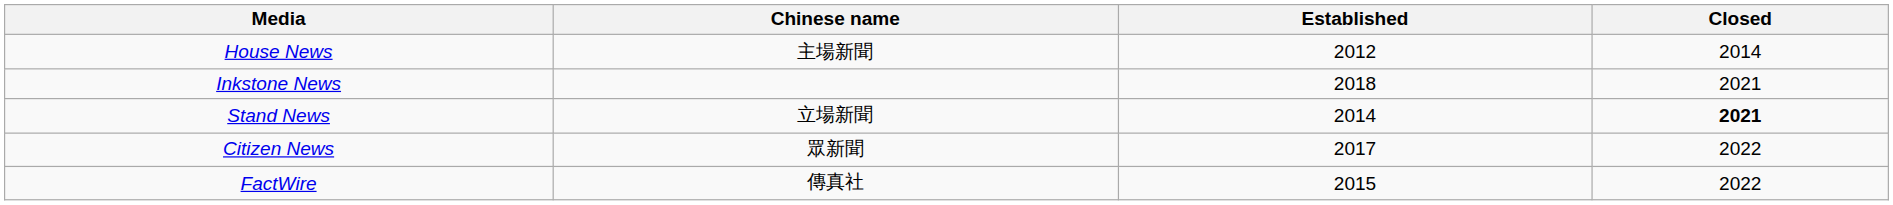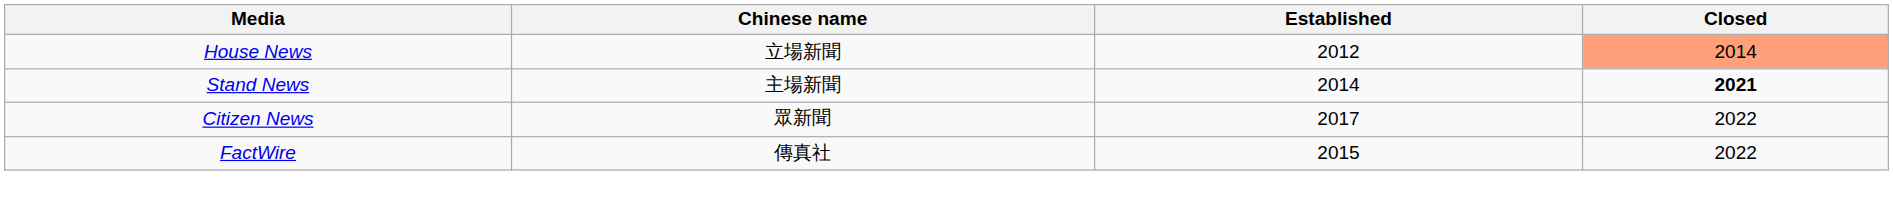(835, 50) 主場新聞 -> (803, 50) 立場新聞
(1740, 51) no background -> (1736, 51) lightsalmon background
- row: (279, 83)
(835, 114) 立場新聞 -> (803, 84) 主場新聞
